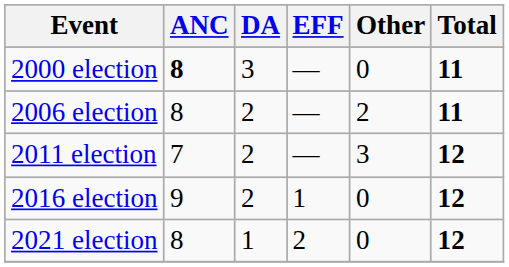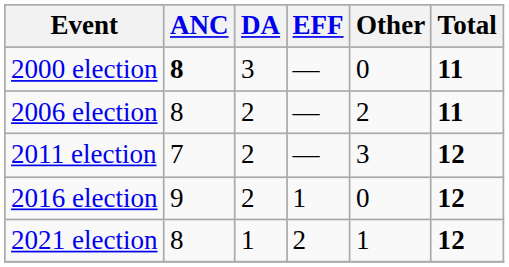(363, 240) 0 -> (363, 240) 1
